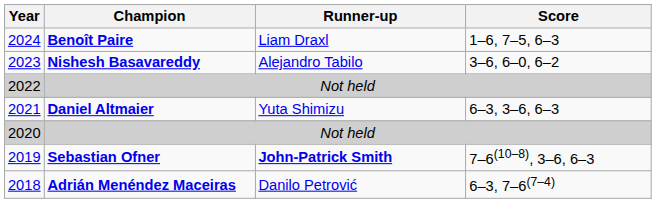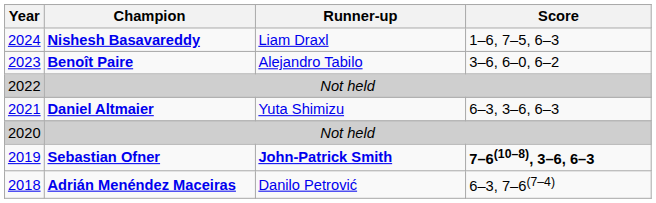(90, 40) Benoît Paire -> (124, 40) Nishesh Basavareddy
(124, 63) Nishesh Basavareddy -> (90, 63) Benoît Paire
(532, 158) normal -> (532, 158) bold
